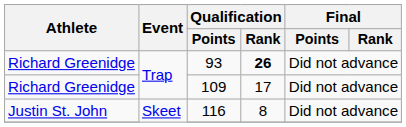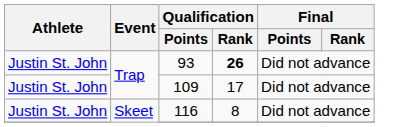(71, 63) Richard Greenidge -> (58, 63) Justin St. John
(71, 87) Richard Greenidge -> (58, 87) Justin St. John
